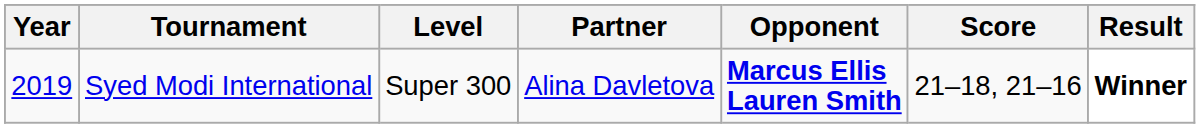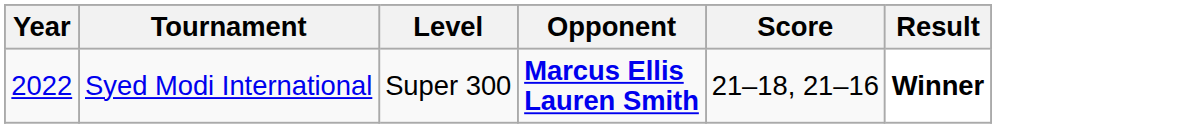- column: (619, 27)
(42, 85) 2019 -> (42, 85) 2022
